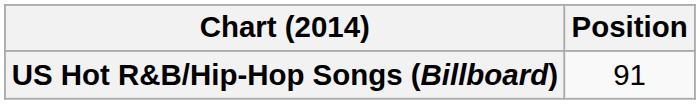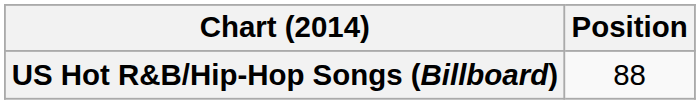(630, 74) 91 -> (630, 74) 88
